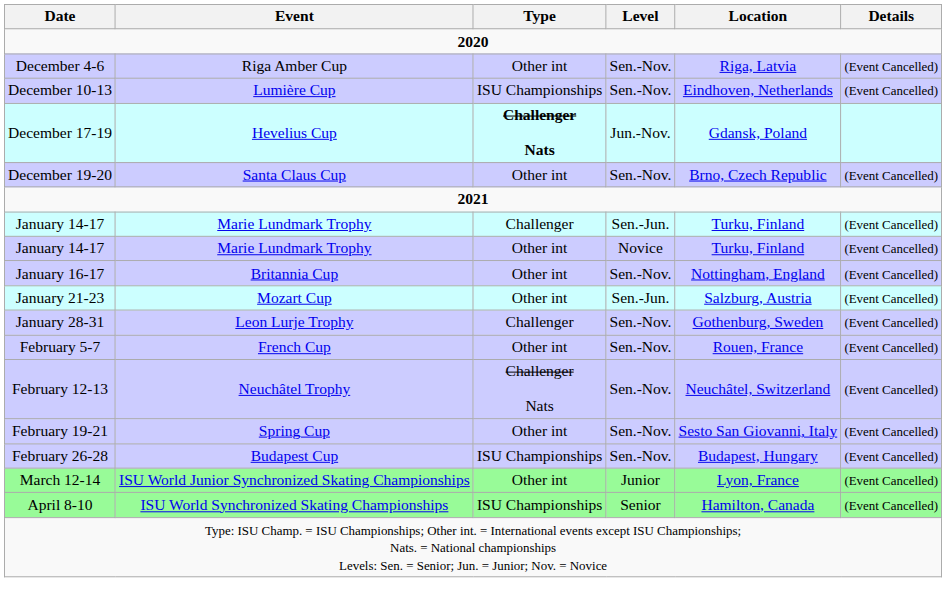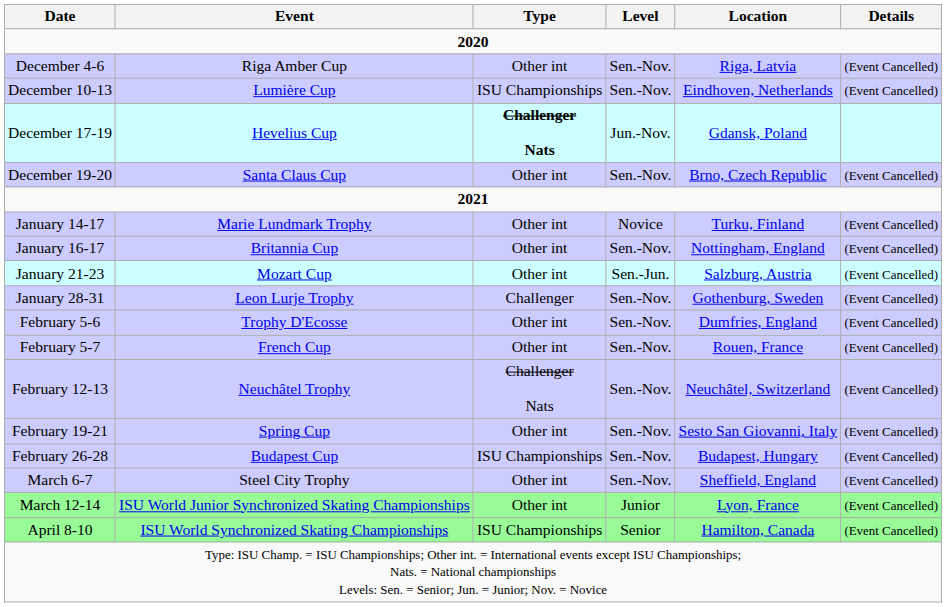- row: (60, 224)
+ row: (60, 322)
+ row: (60, 480)
